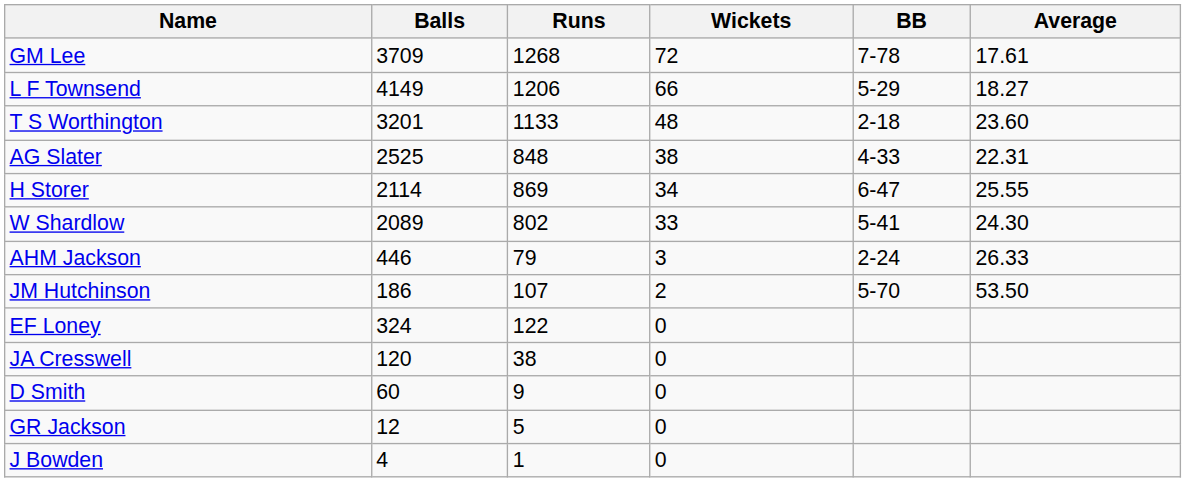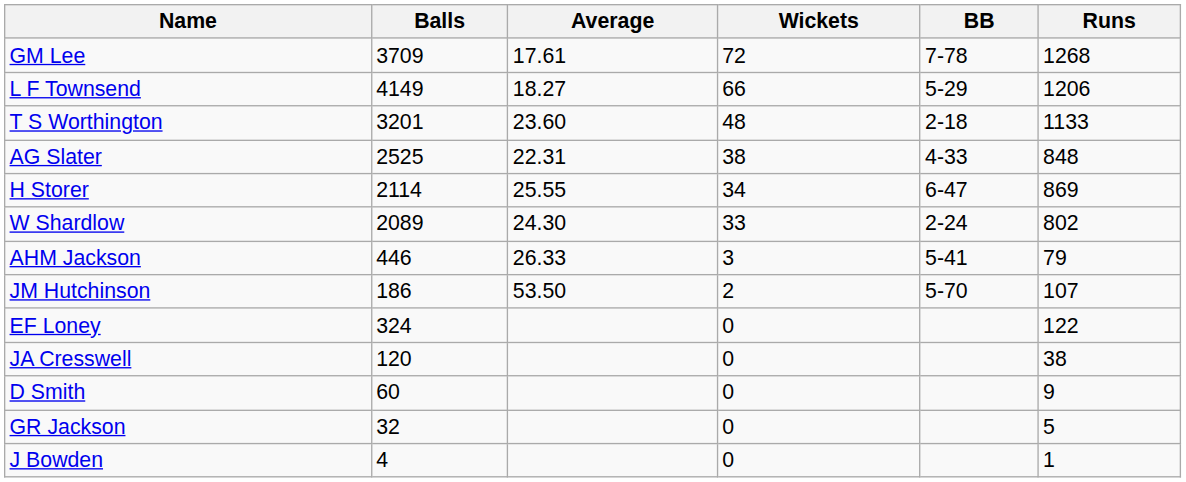columns swapped: (579, 21) <-> (1075, 21)
(879, 223) 5-41 -> (946, 223) 2-24
(879, 257) 2-24 -> (946, 257) 5-41
(388, 426) 12 -> (388, 426) 32
